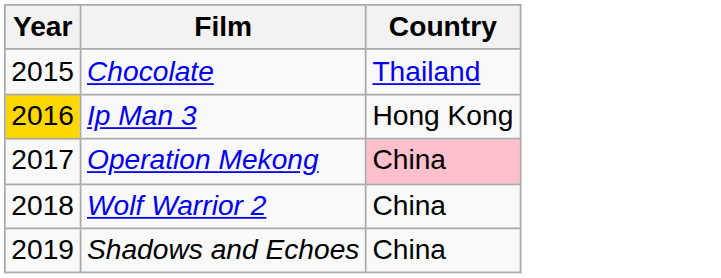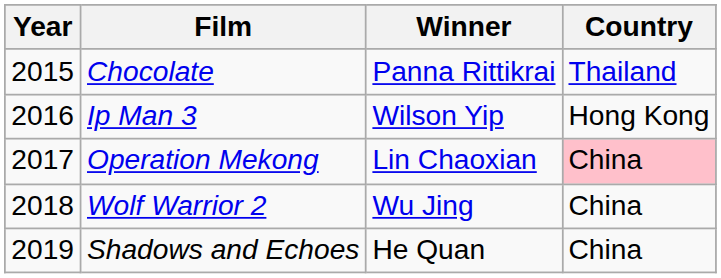+ column: (464, 26)
(43, 116) gold background -> (43, 116) no background
